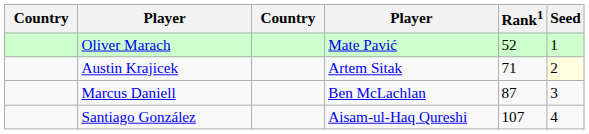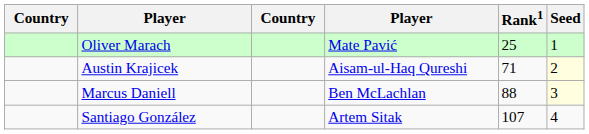(509, 44) 52 -> (509, 44) 25
(365, 68) Artem Sitak -> (398, 68) Aisam-ul-Haq Qureshi
(509, 92) 87 -> (509, 92) 88
(554, 92) no background -> (554, 92) lightyellow background
(398, 117) Aisam-ul-Haq Qureshi -> (365, 117) Artem Sitak
